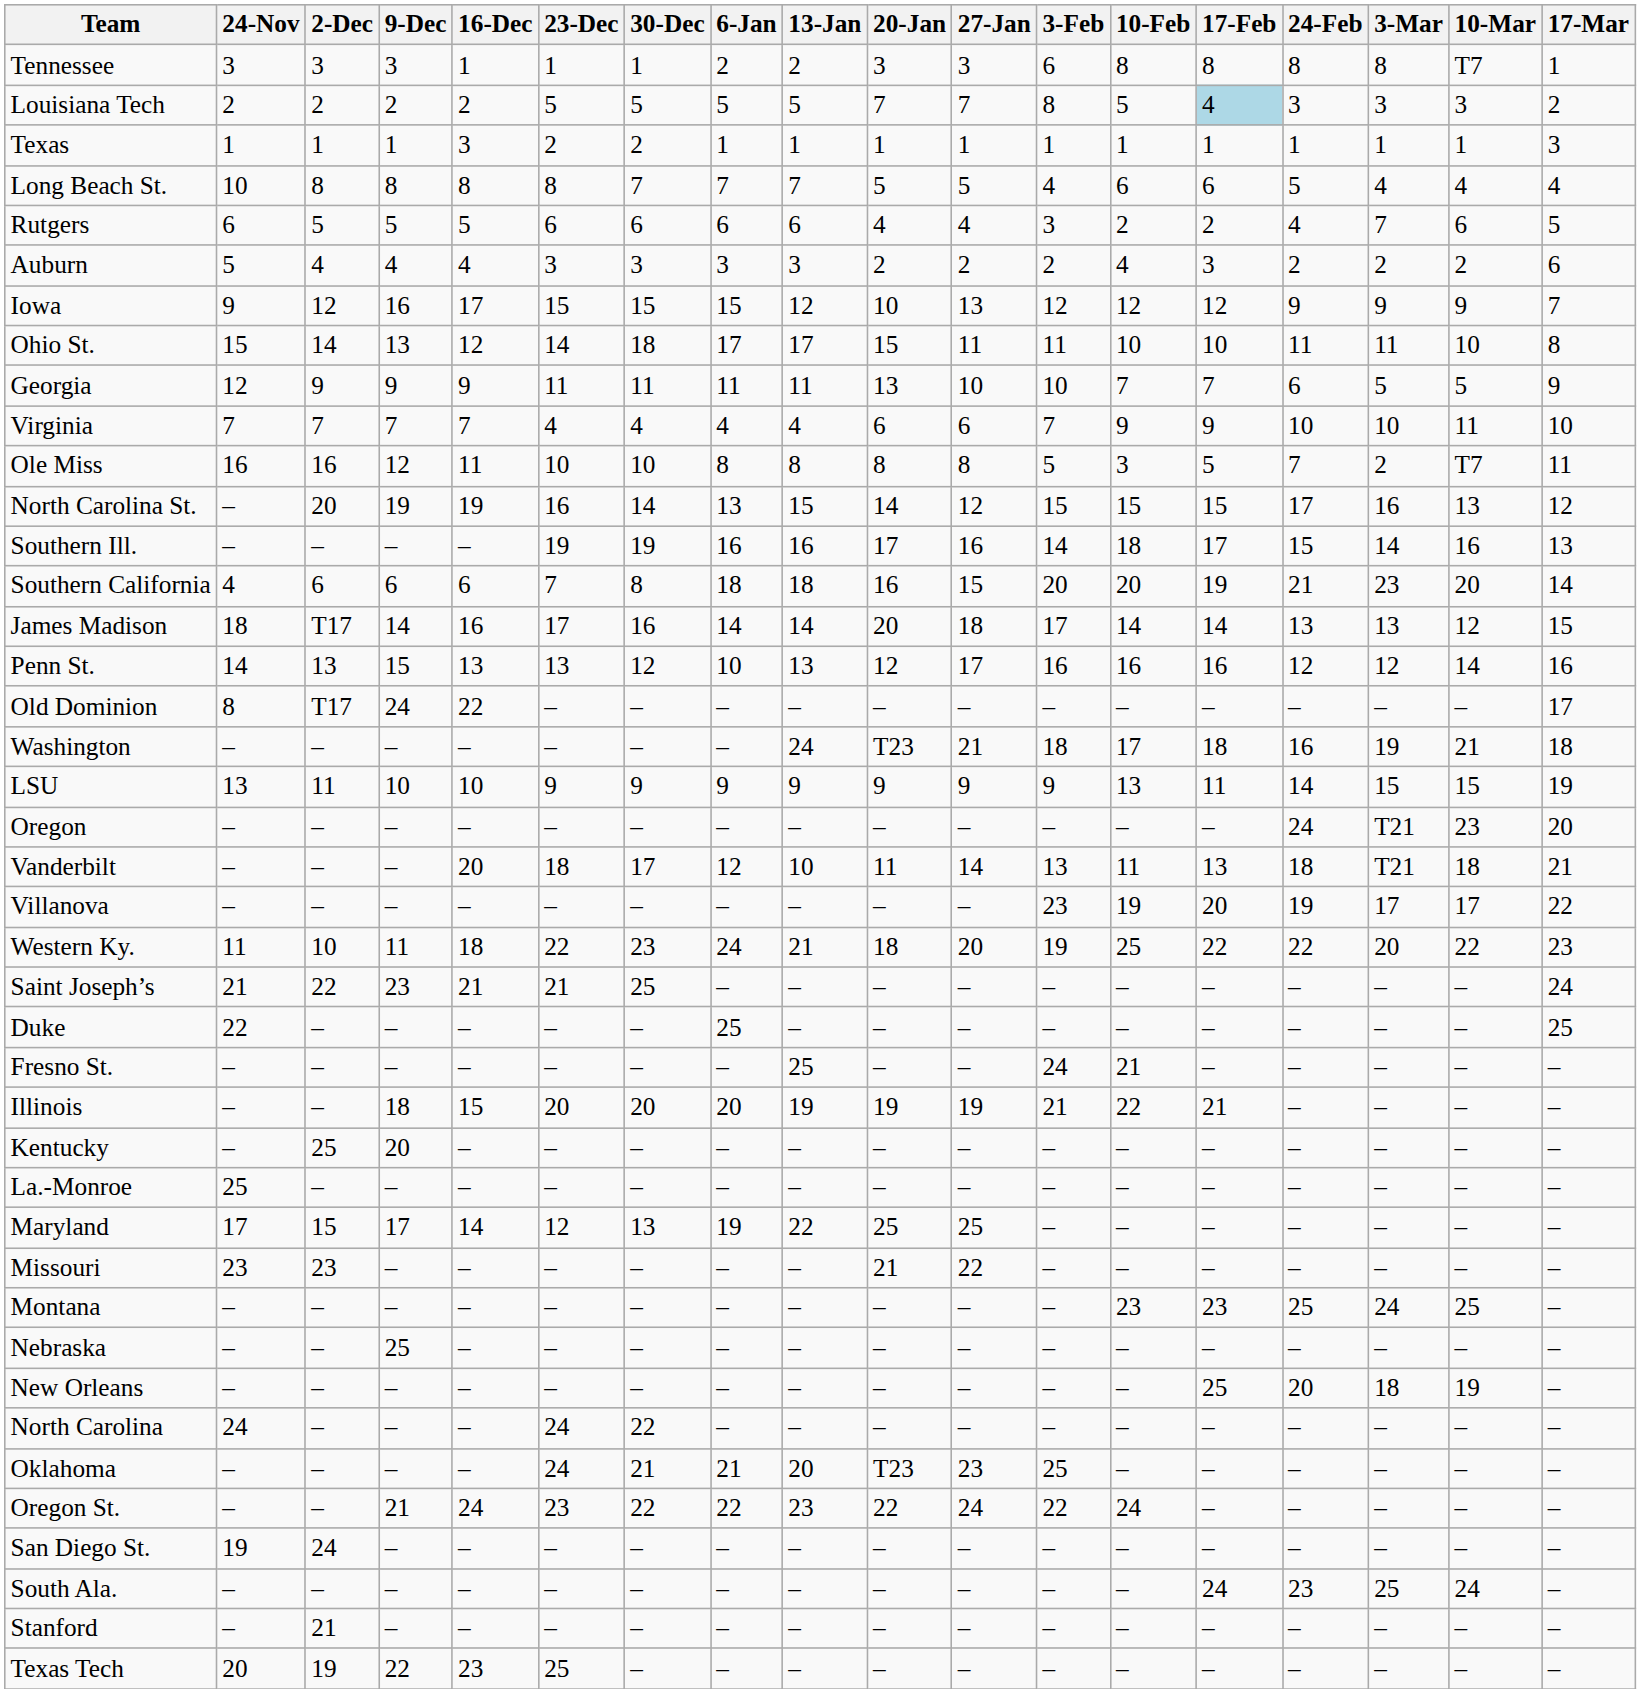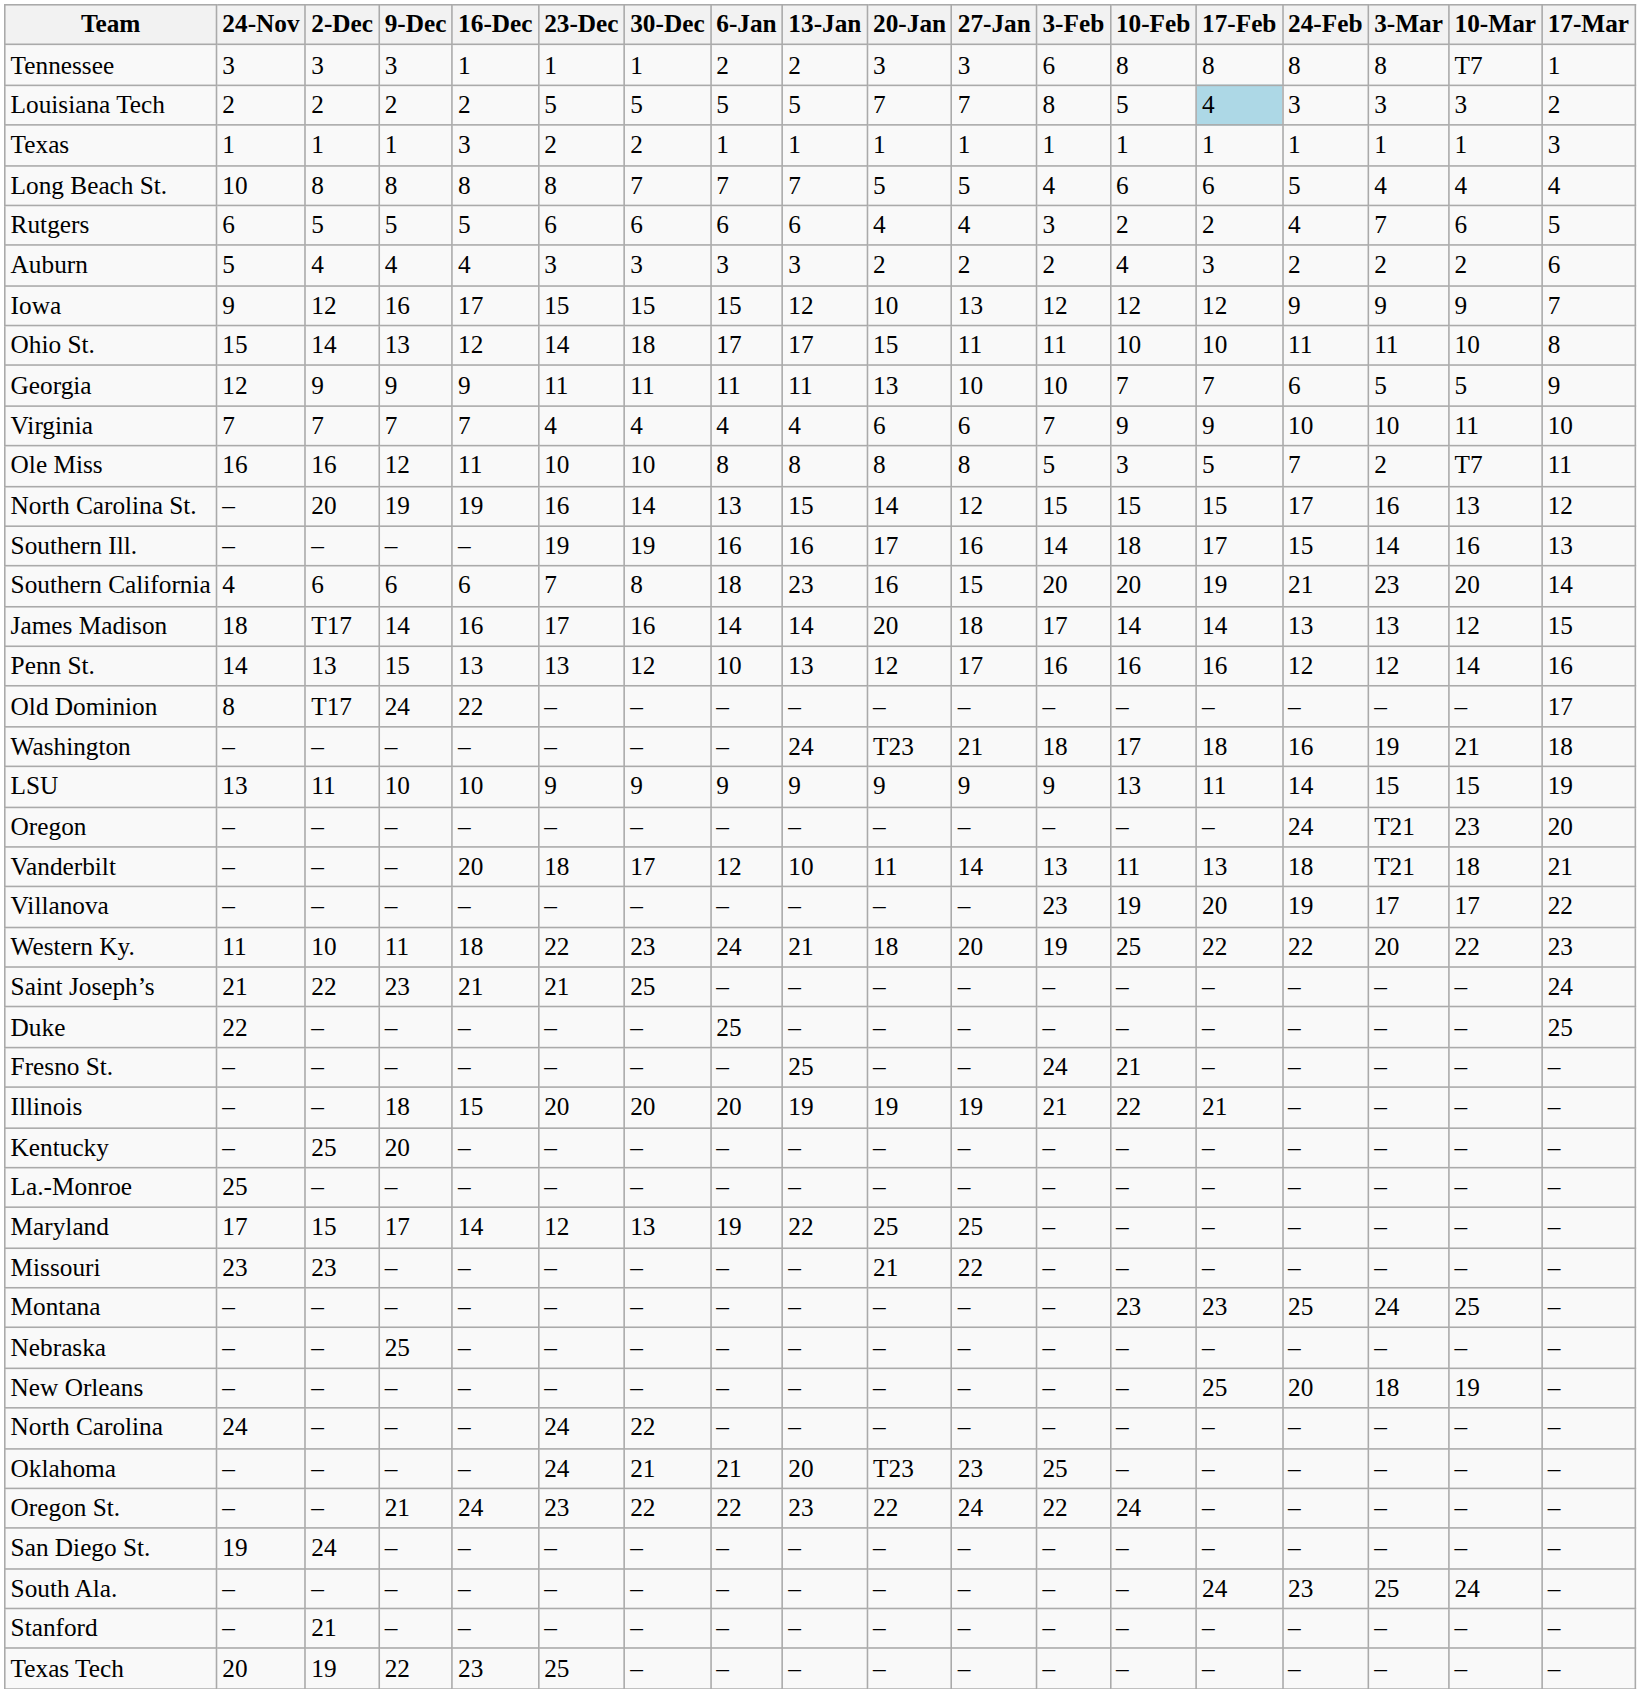(801, 585) 18 -> (801, 585) 23
